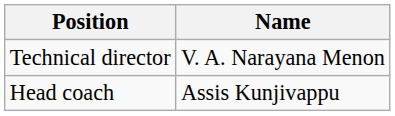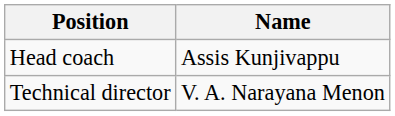rows swapped: (62, 92) <-> (90, 57)
